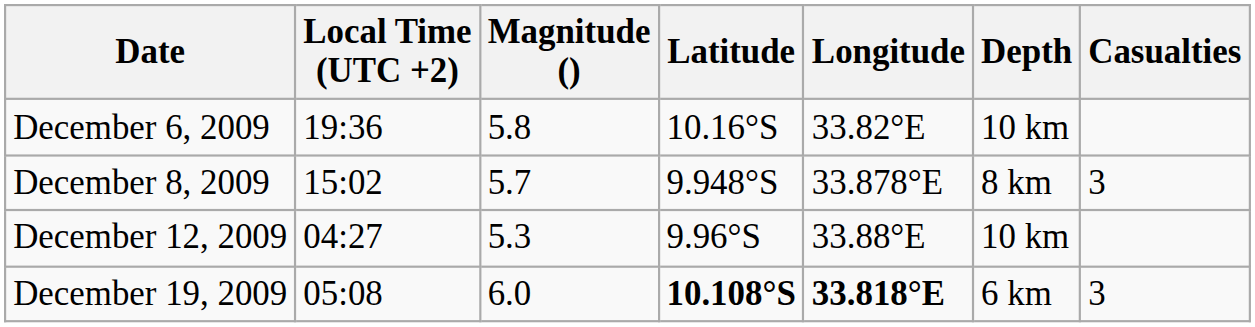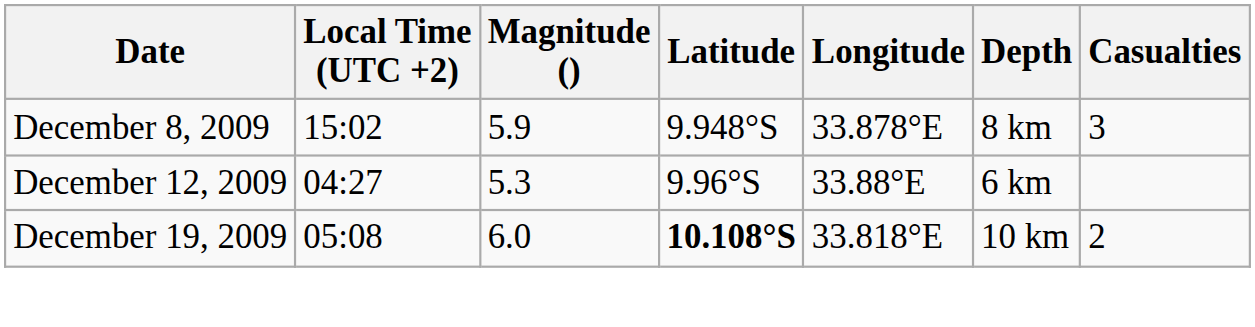- row: (141, 126)
(509, 182) 5.7 -> (509, 126) 5.9
(1025, 237) 10 km -> (1016, 182) 6 km
(878, 292) bold -> (877, 237) normal
(1016, 292) 6 km -> (1025, 237) 10 km
(1097, 292) 3 -> (1097, 237) 2
